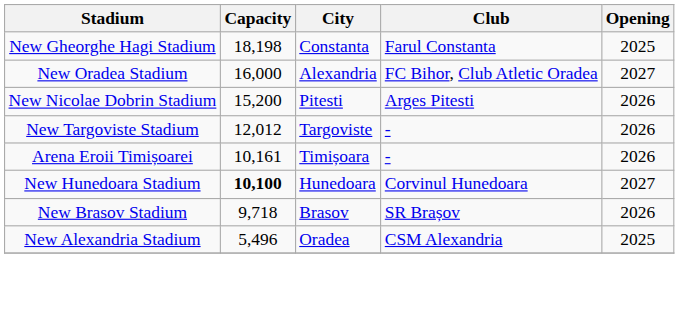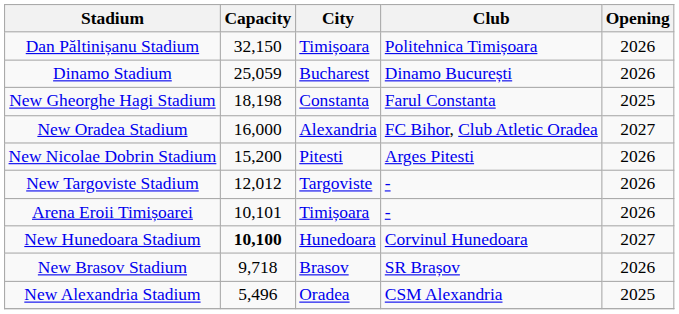+ row: (112, 45)
+ row: (112, 73)
(258, 156) 10,161 -> (258, 211) 10,101
